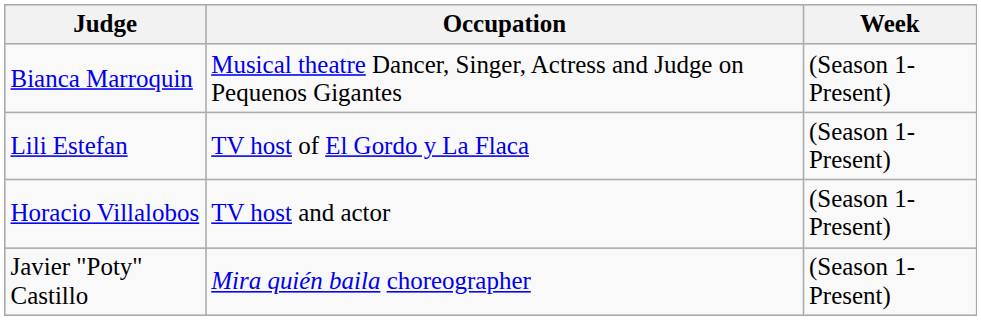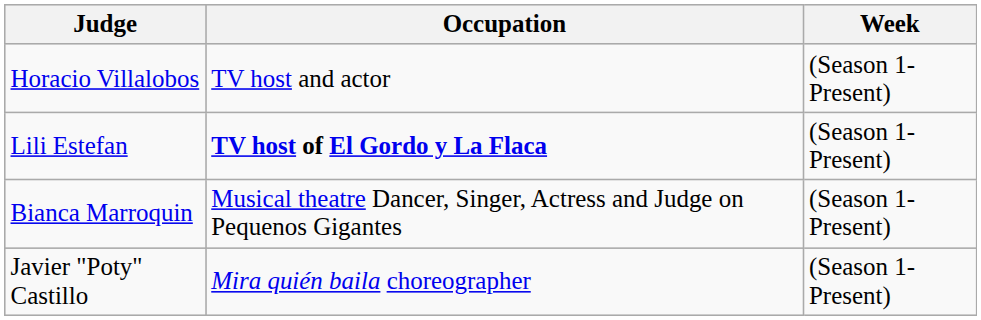rows swapped: (105, 213) <-> (102, 77)
(370, 145) normal -> (379, 145) bold
